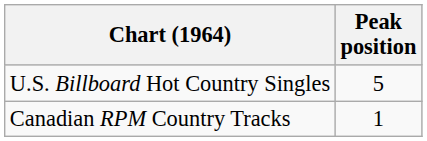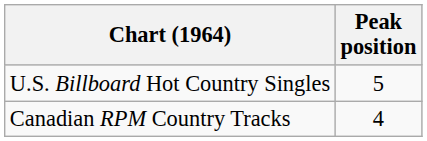(378, 118) 1 -> (378, 118) 4
